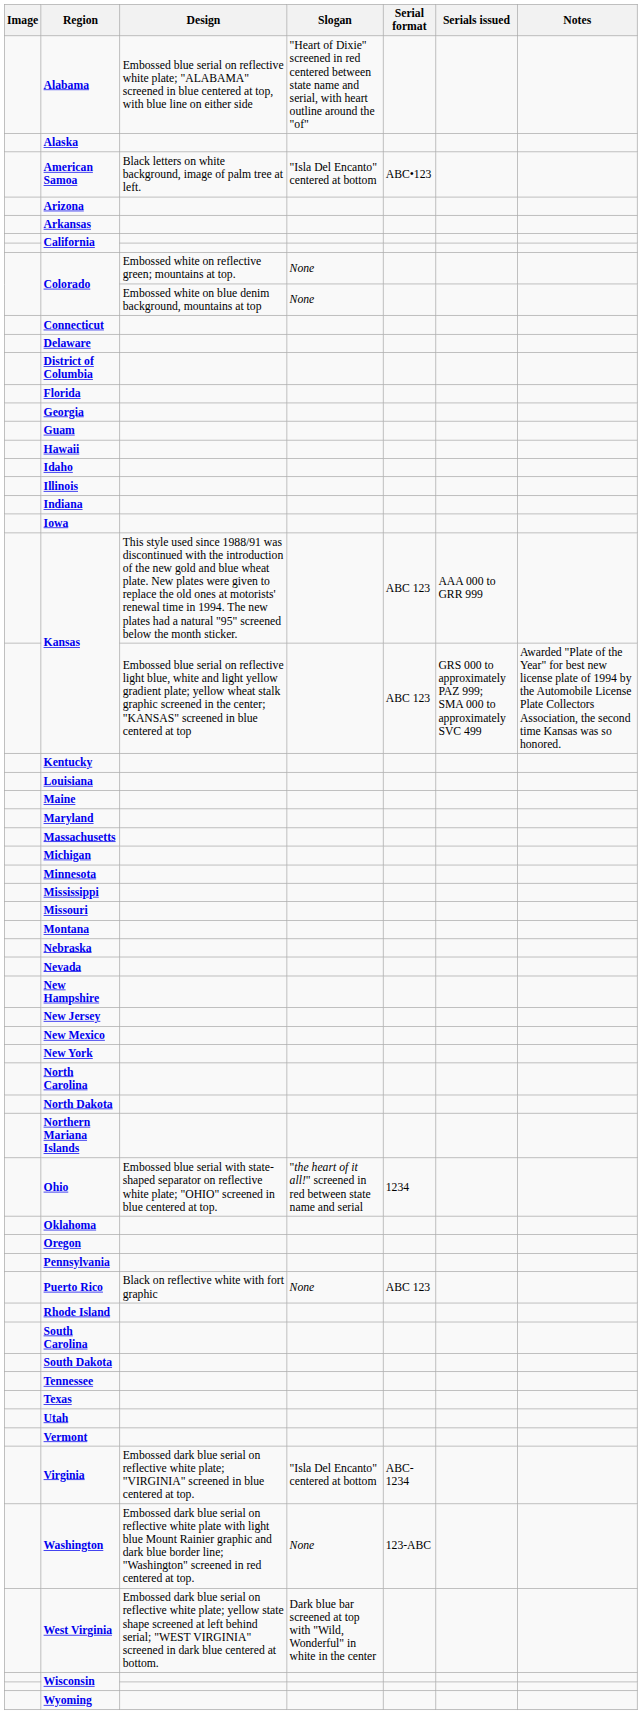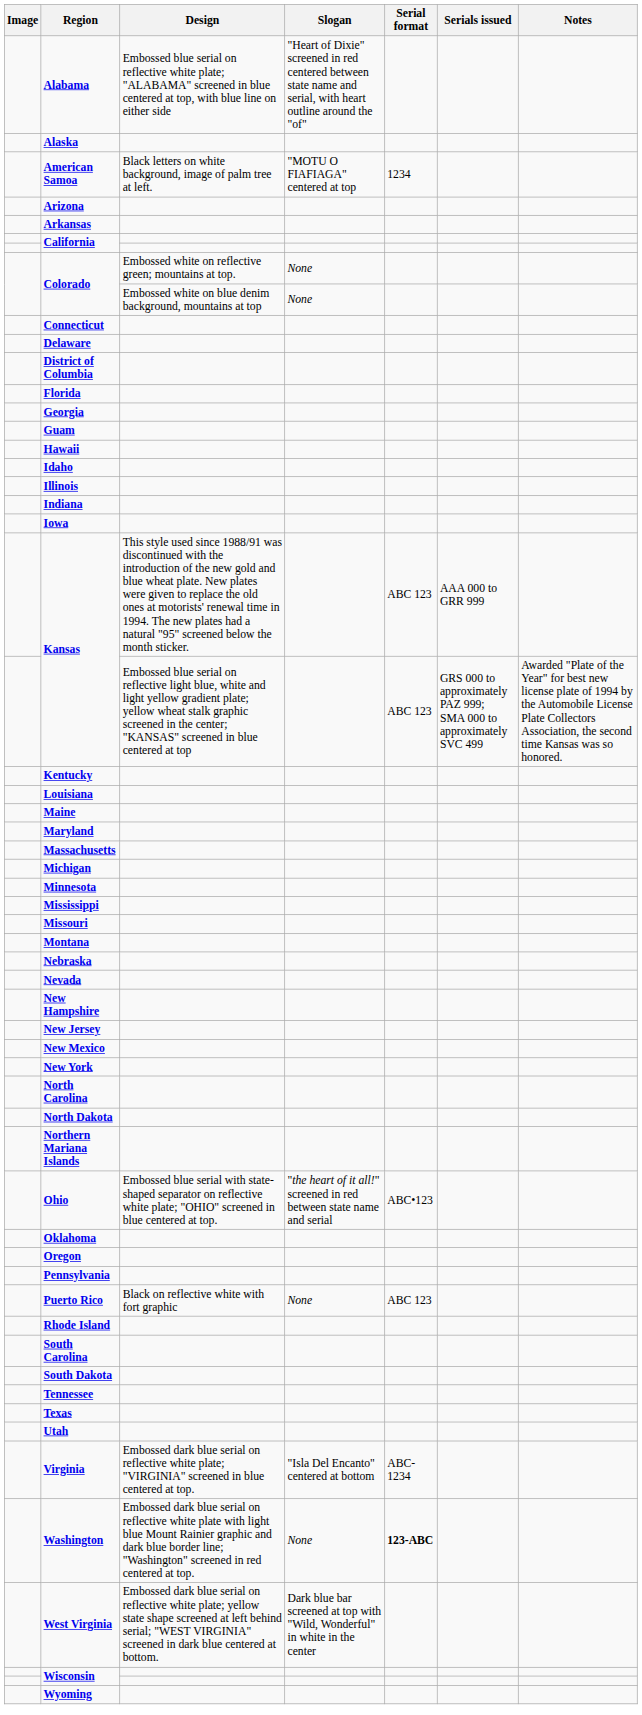(333, 174) "Isla Del Encanto" centered at bottom -> (322, 174) "MOTU O FIAFIAGA" centered at top
(409, 174) ABC•123 -> (399, 174) 1234
(397, 1187) 1234 -> (410, 1200) ABC•123
- row: (65, 1436)
(408, 1546) normal -> (410, 1540) bold
